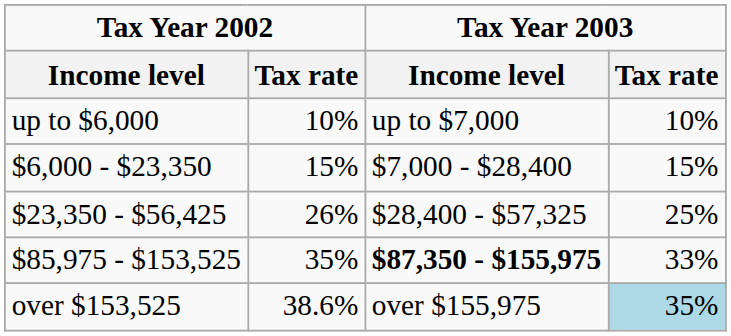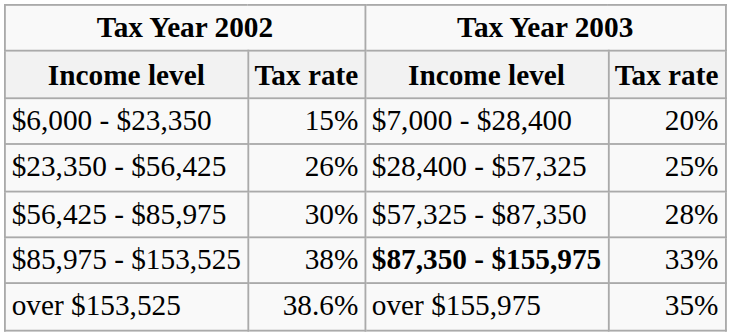- row: (85, 120)
(692, 167) 15% -> (692, 120) 20%
+ row: (119, 213)
(331, 259) 35% -> (331, 259) 38%
(692, 306) lightblue background -> (692, 306) no background
